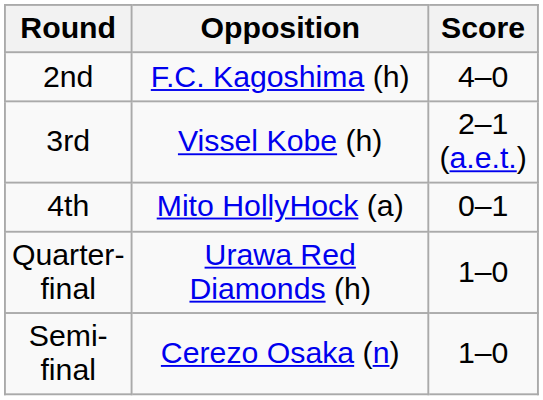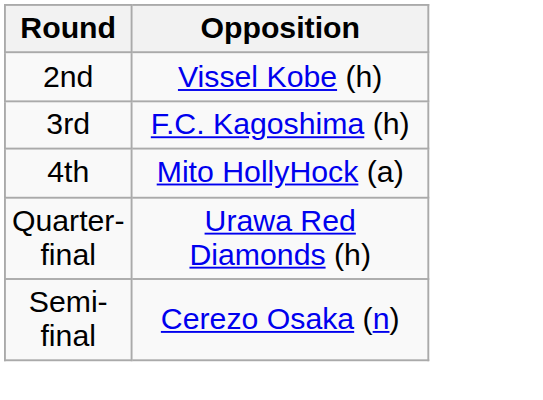- column: (483, 28)
(280, 76) F.C. Kagoshima (h) -> (280, 76) Vissel Kobe (h)
(280, 141) Vissel Kobe (h) -> (280, 124) F.C. Kagoshima (h)
